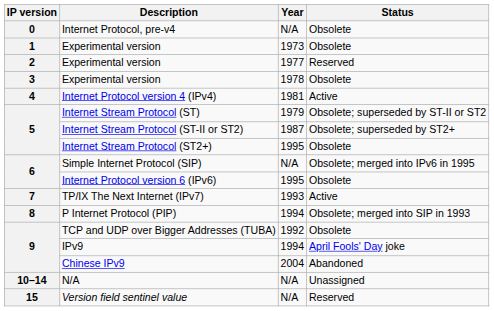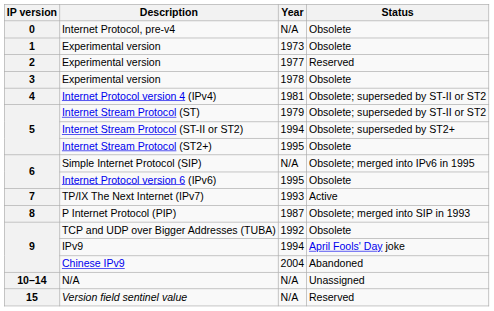(323, 96) Active -> (398, 96) Obsolete; superseded by ST-II or ST2
(292, 130) 1987 -> (292, 130) 1994
(292, 213) 1994 -> (292, 213) 1987
